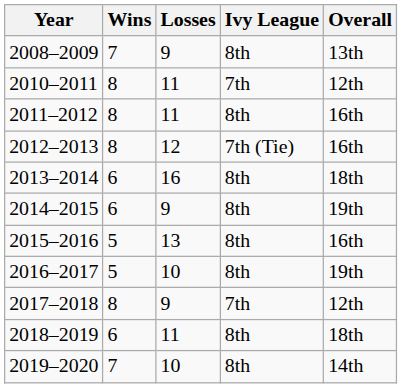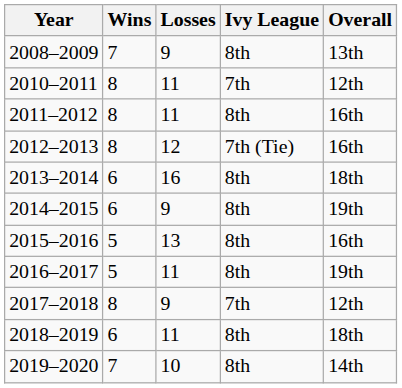(170, 271) 10 -> (170, 271) 11
